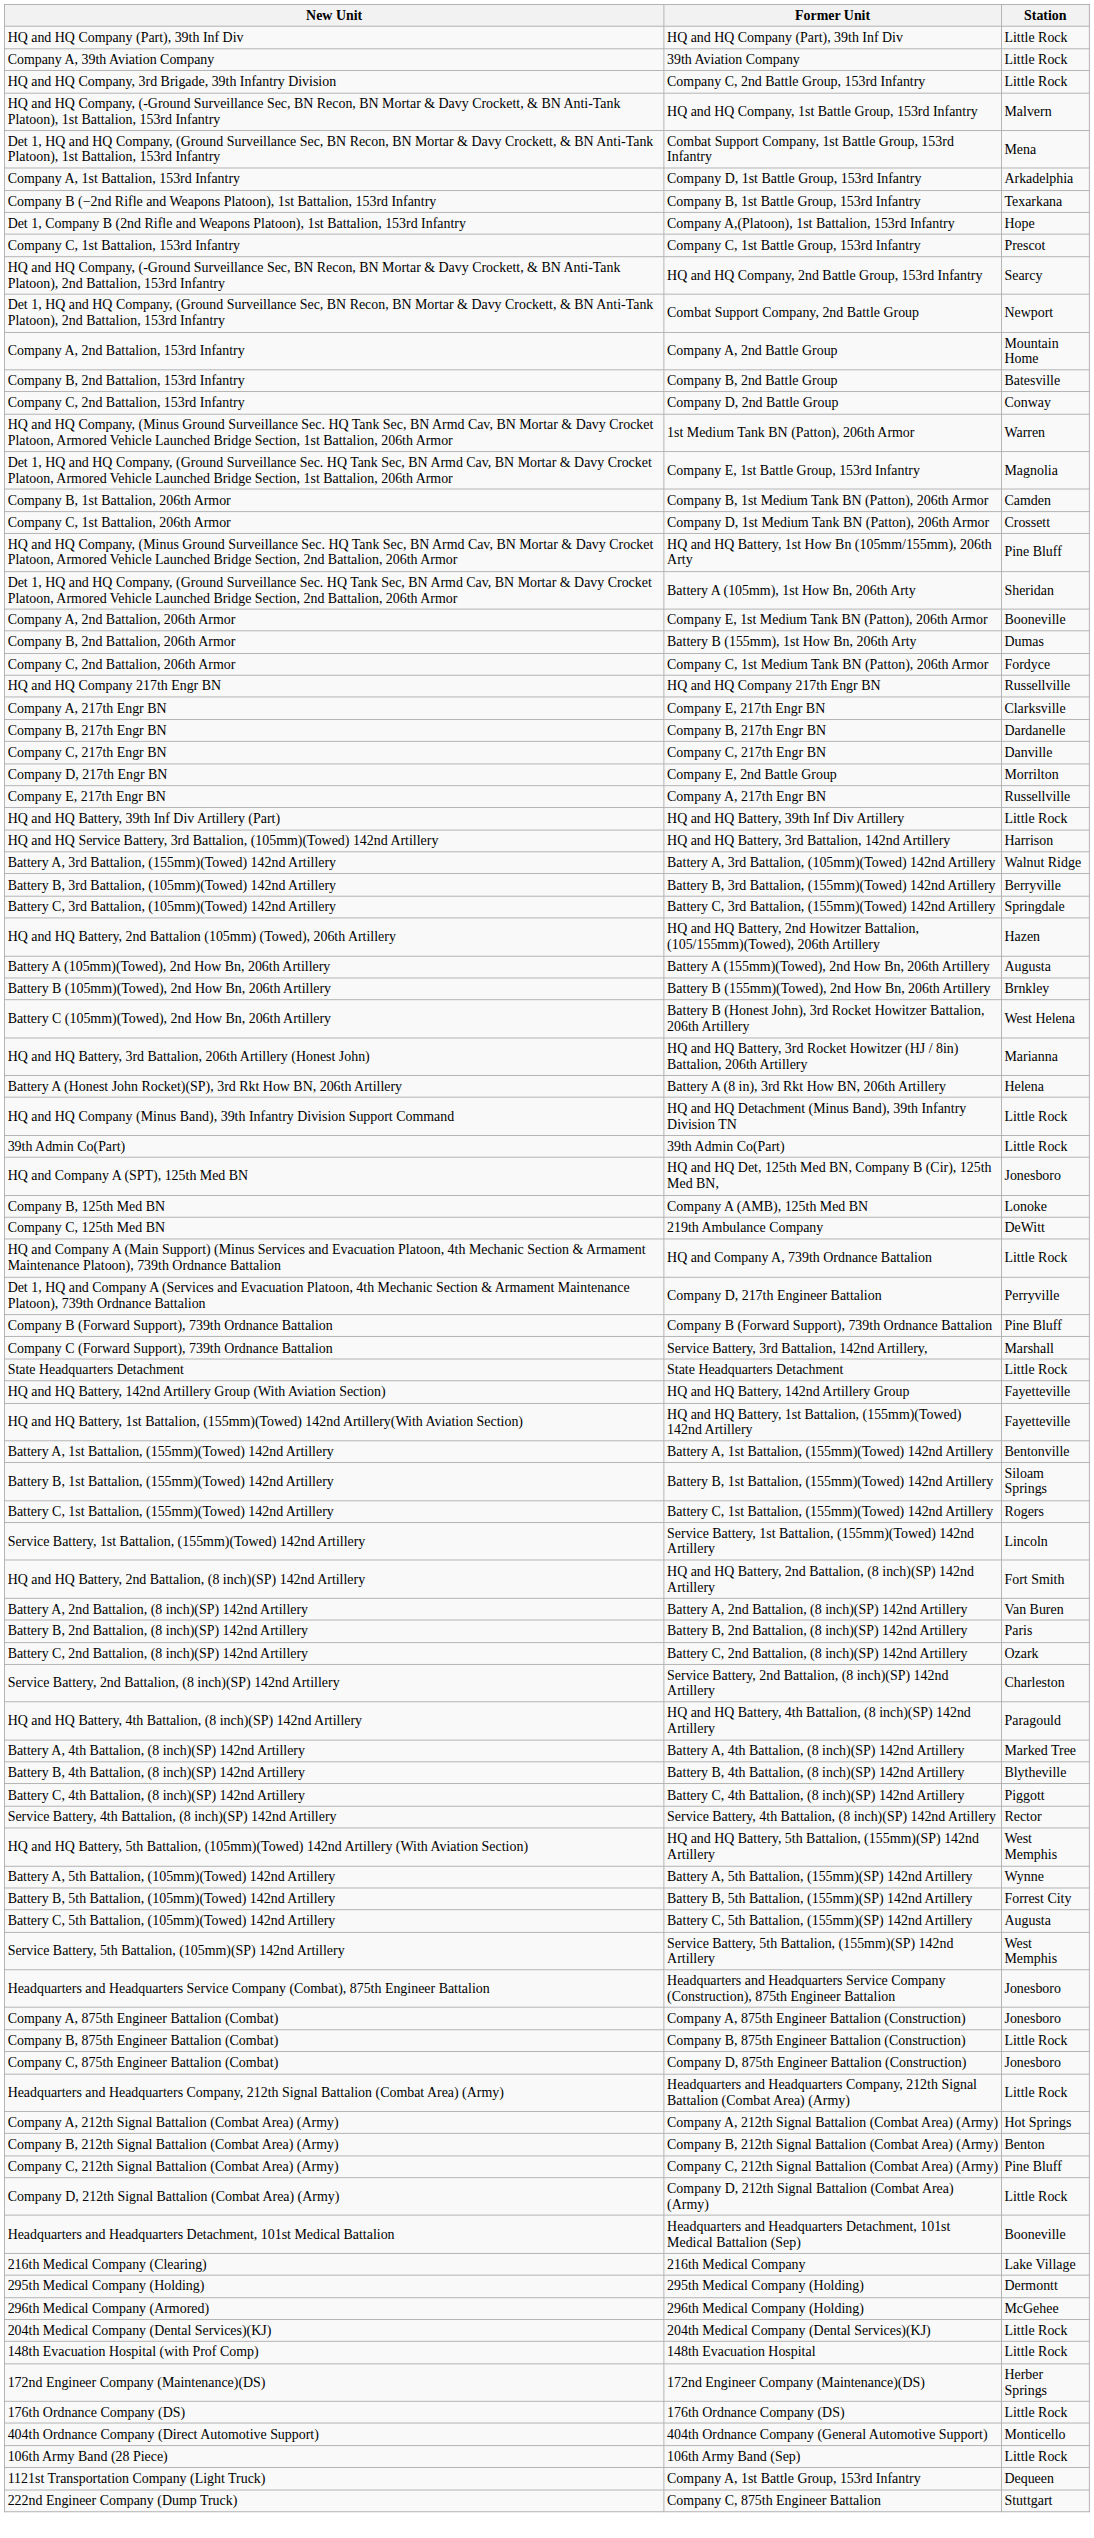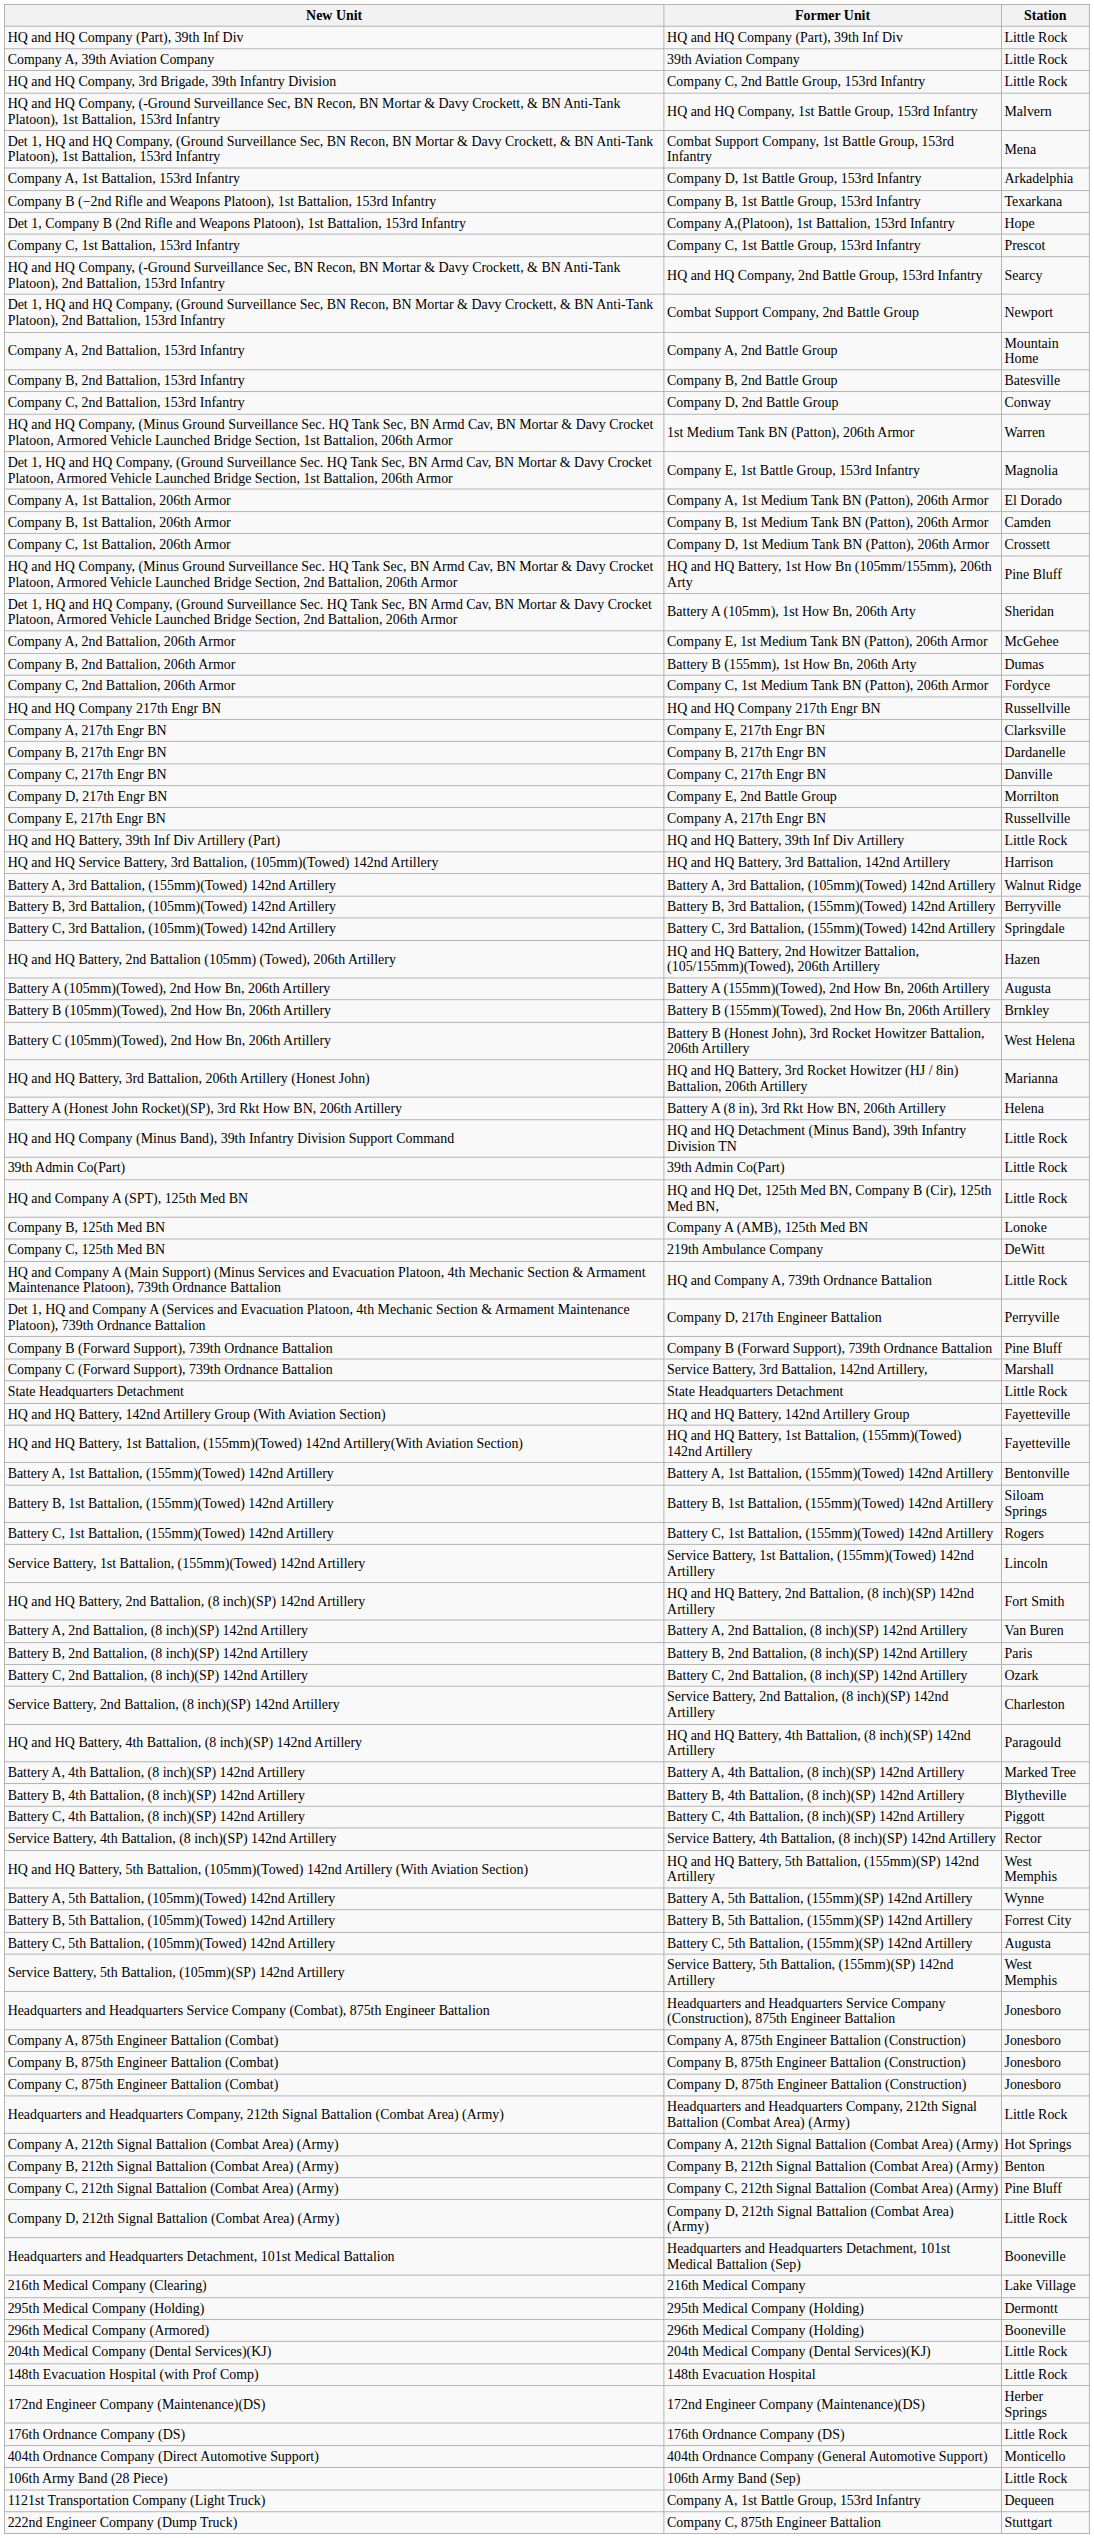+ row: (119, 500)
(1035, 620) Booneville -> (1032, 642) McGehee
(1033, 1176) Jonesboro -> (1036, 1198) Little Rock
(1036, 2040) Little Rock -> (1033, 2062) Jonesboro
(1032, 2308) McGehee -> (1035, 2330) Booneville
